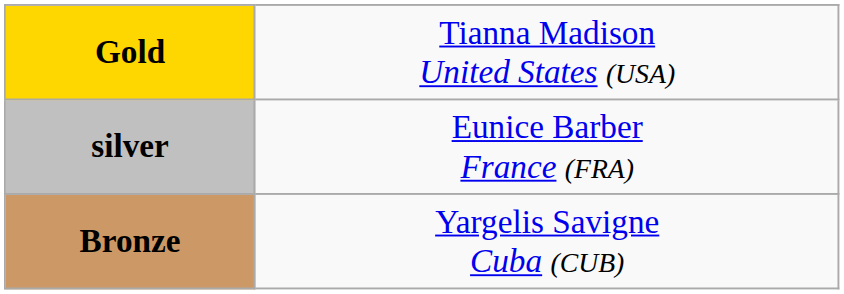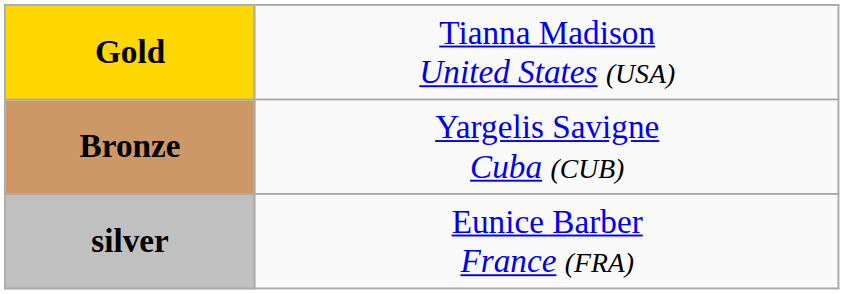rows swapped: (130, 145) <-> (130, 240)
